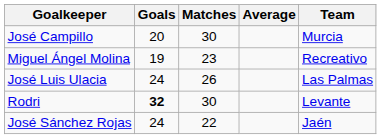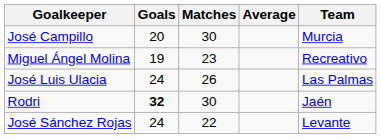(326, 101) Levante -> (317, 101) Jaén
(317, 123) Jaén -> (326, 123) Levante
